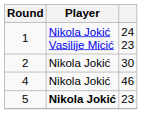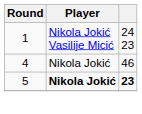- row: (25, 63)
(128, 99) normal -> (128, 81) bold
